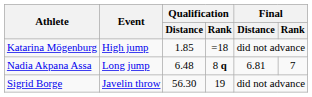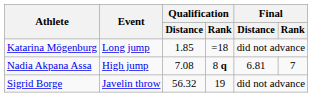(125, 48) High jump -> (126, 48) Long jump
(126, 66) Long jump -> (125, 66) High jump
(184, 66) 6.48 -> (184, 66) 7.08
(184, 84) 56.30 -> (184, 84) 56.32
